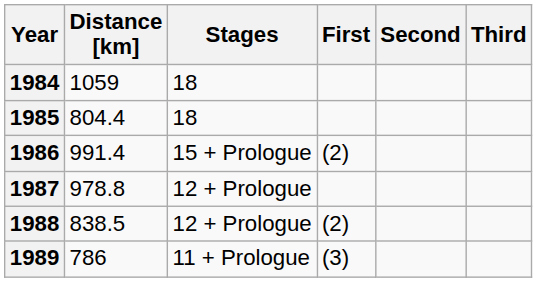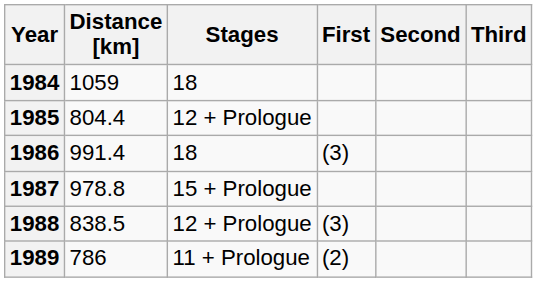(185, 117) 18 -> (242, 117) 12 + Prologue
(242, 152) 15 + Prologue -> (185, 152) 18
(335, 152) (2) -> (335, 152) (3)
(242, 188) 12 + Prologue -> (242, 188) 15 + Prologue
(335, 223) (2) -> (335, 223) (3)
(335, 258) (3) -> (335, 258) (2)
